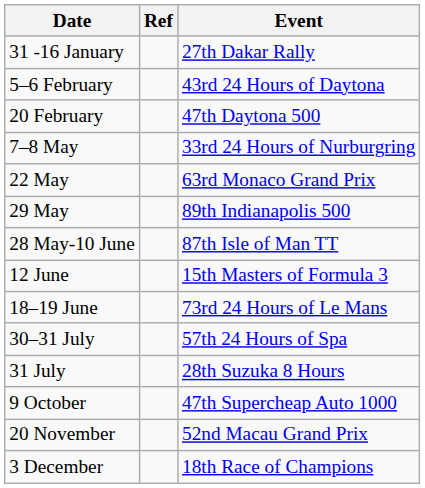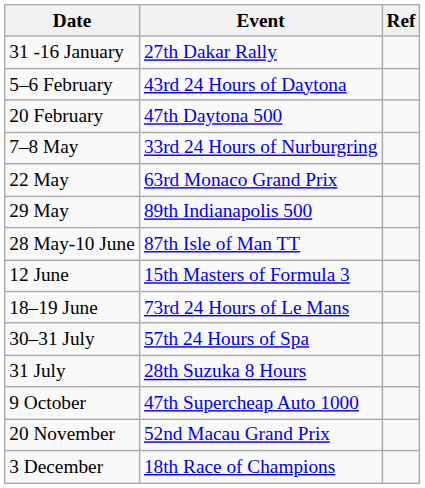columns swapped: (299, 20) <-> (158, 20)
